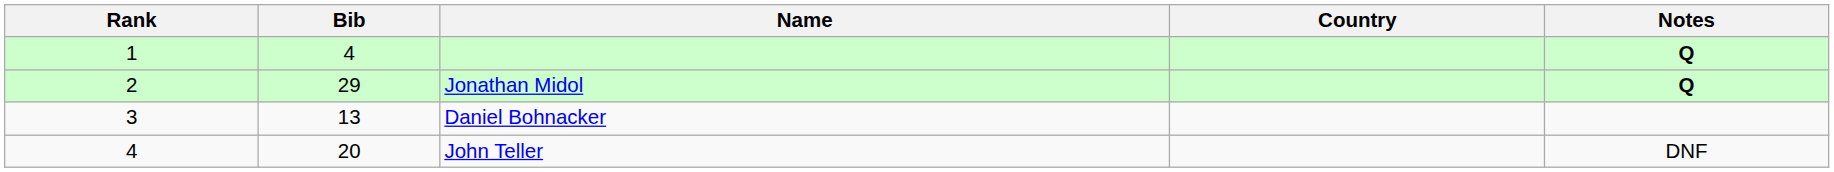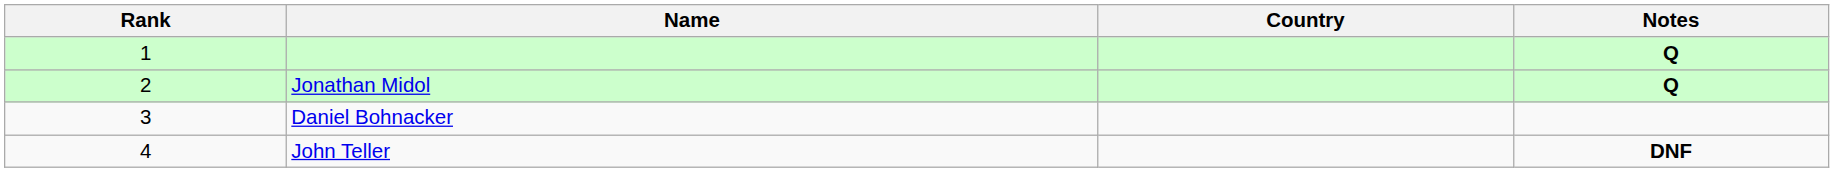- column: (349, 20)
(1687, 150) normal -> (1671, 150) bold
